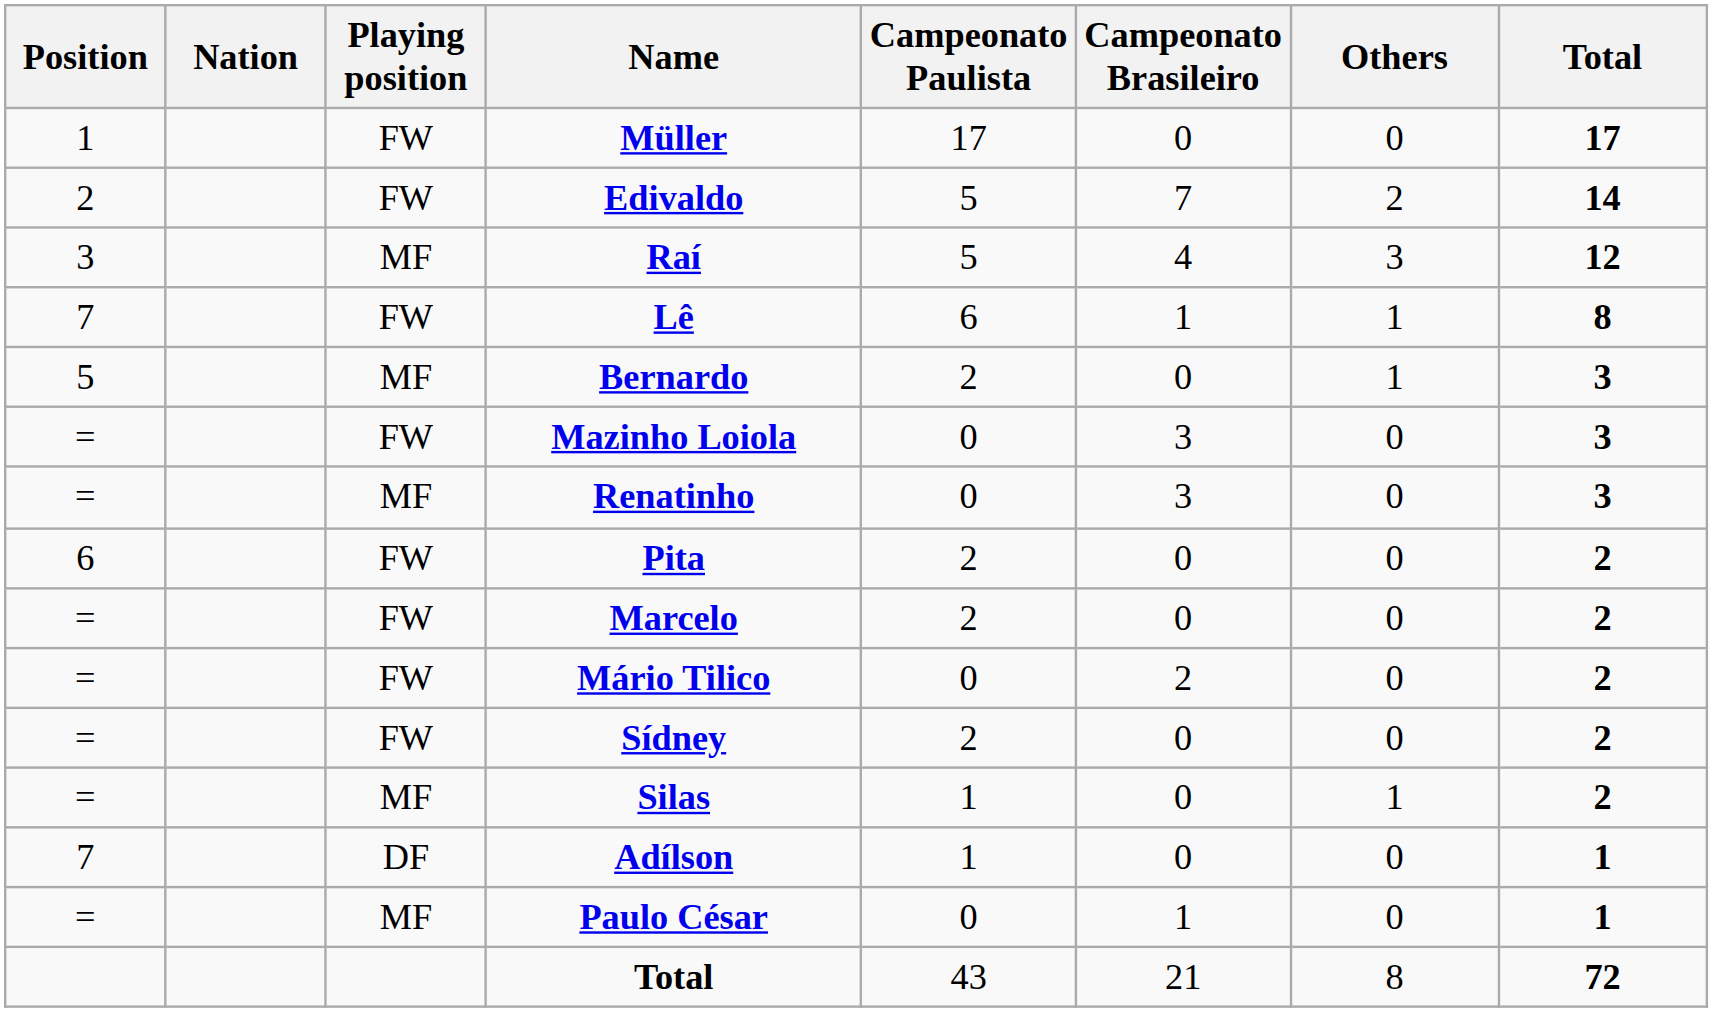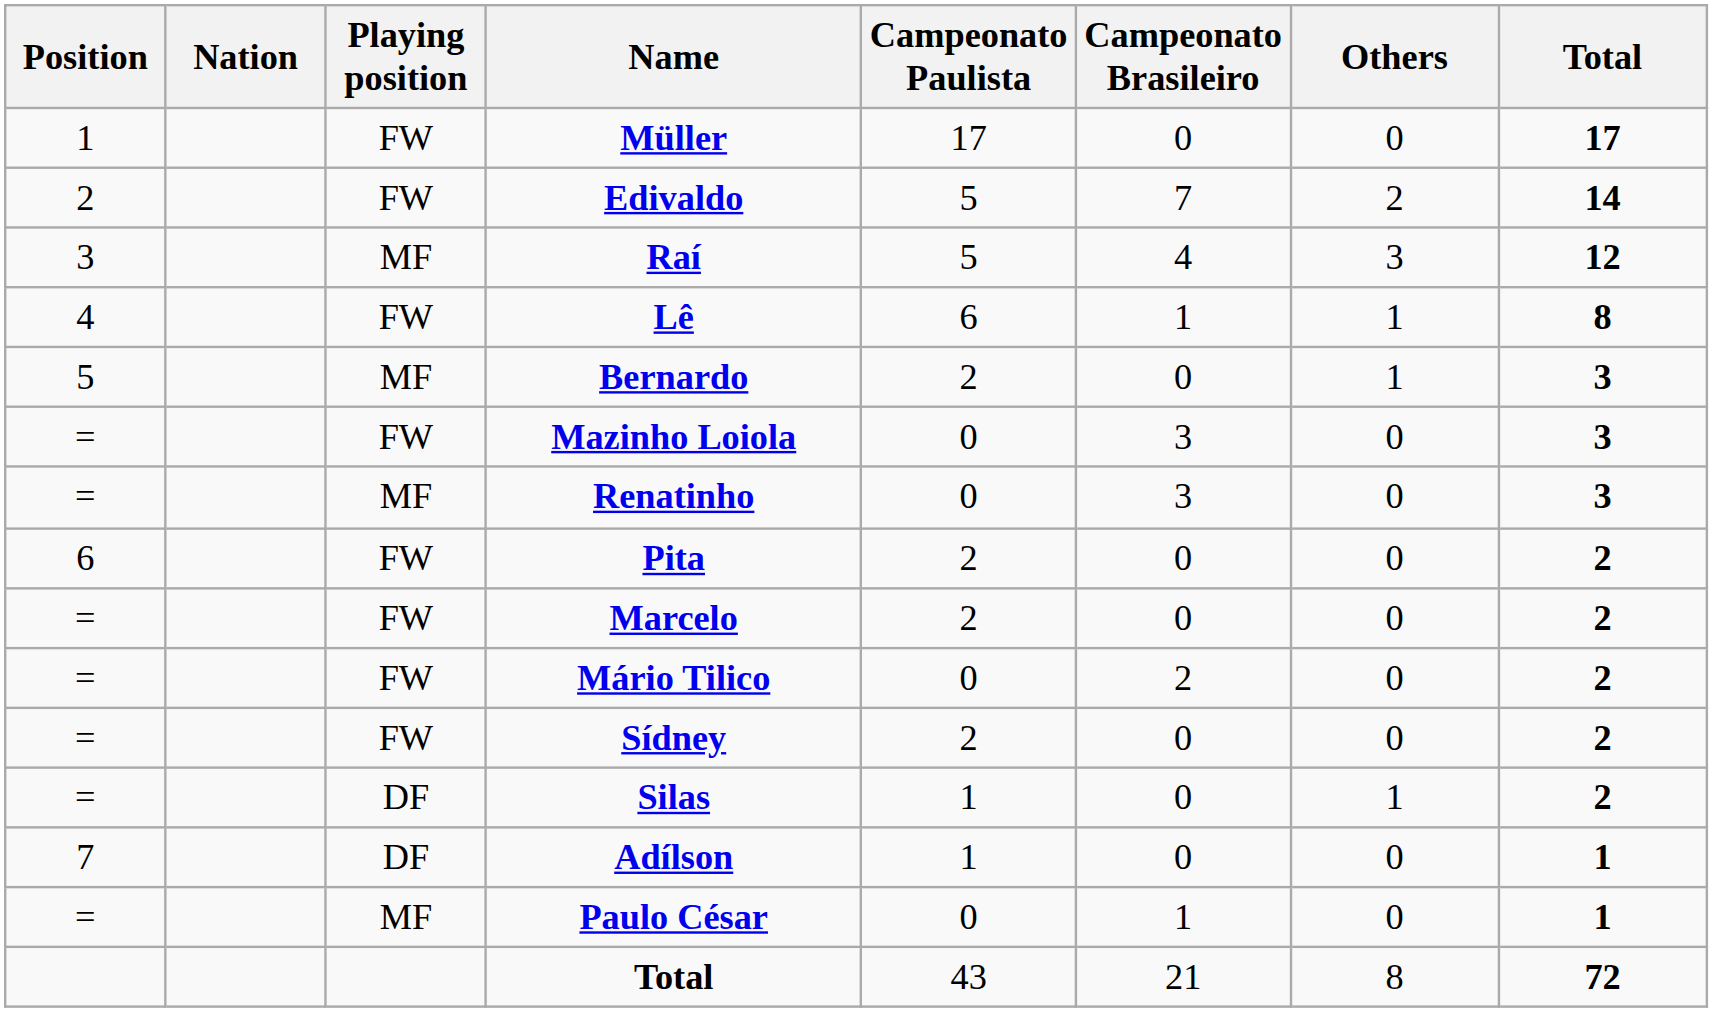(85, 317) 7 -> (85, 317) 4
(406, 796) MF -> (406, 796) DF
